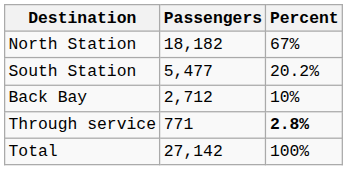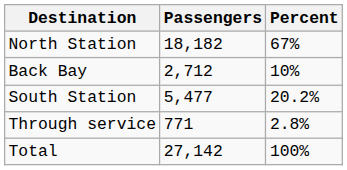rows swapped: (72, 71) <-> (48, 98)
(290, 125) bold -> (290, 125) normal
